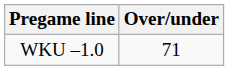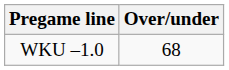(171, 49) 71 -> (171, 49) 68
